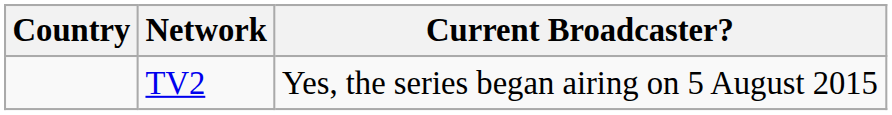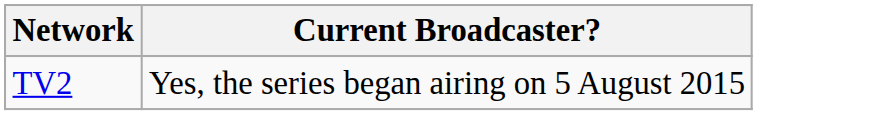- column: (71, 30)
